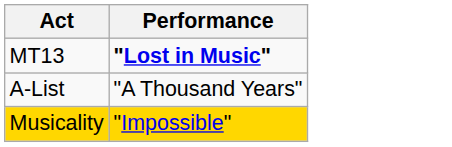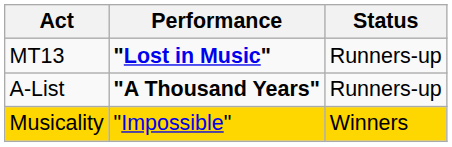+ column: (386, 21)
(208, 89) normal -> (217, 89) bold
